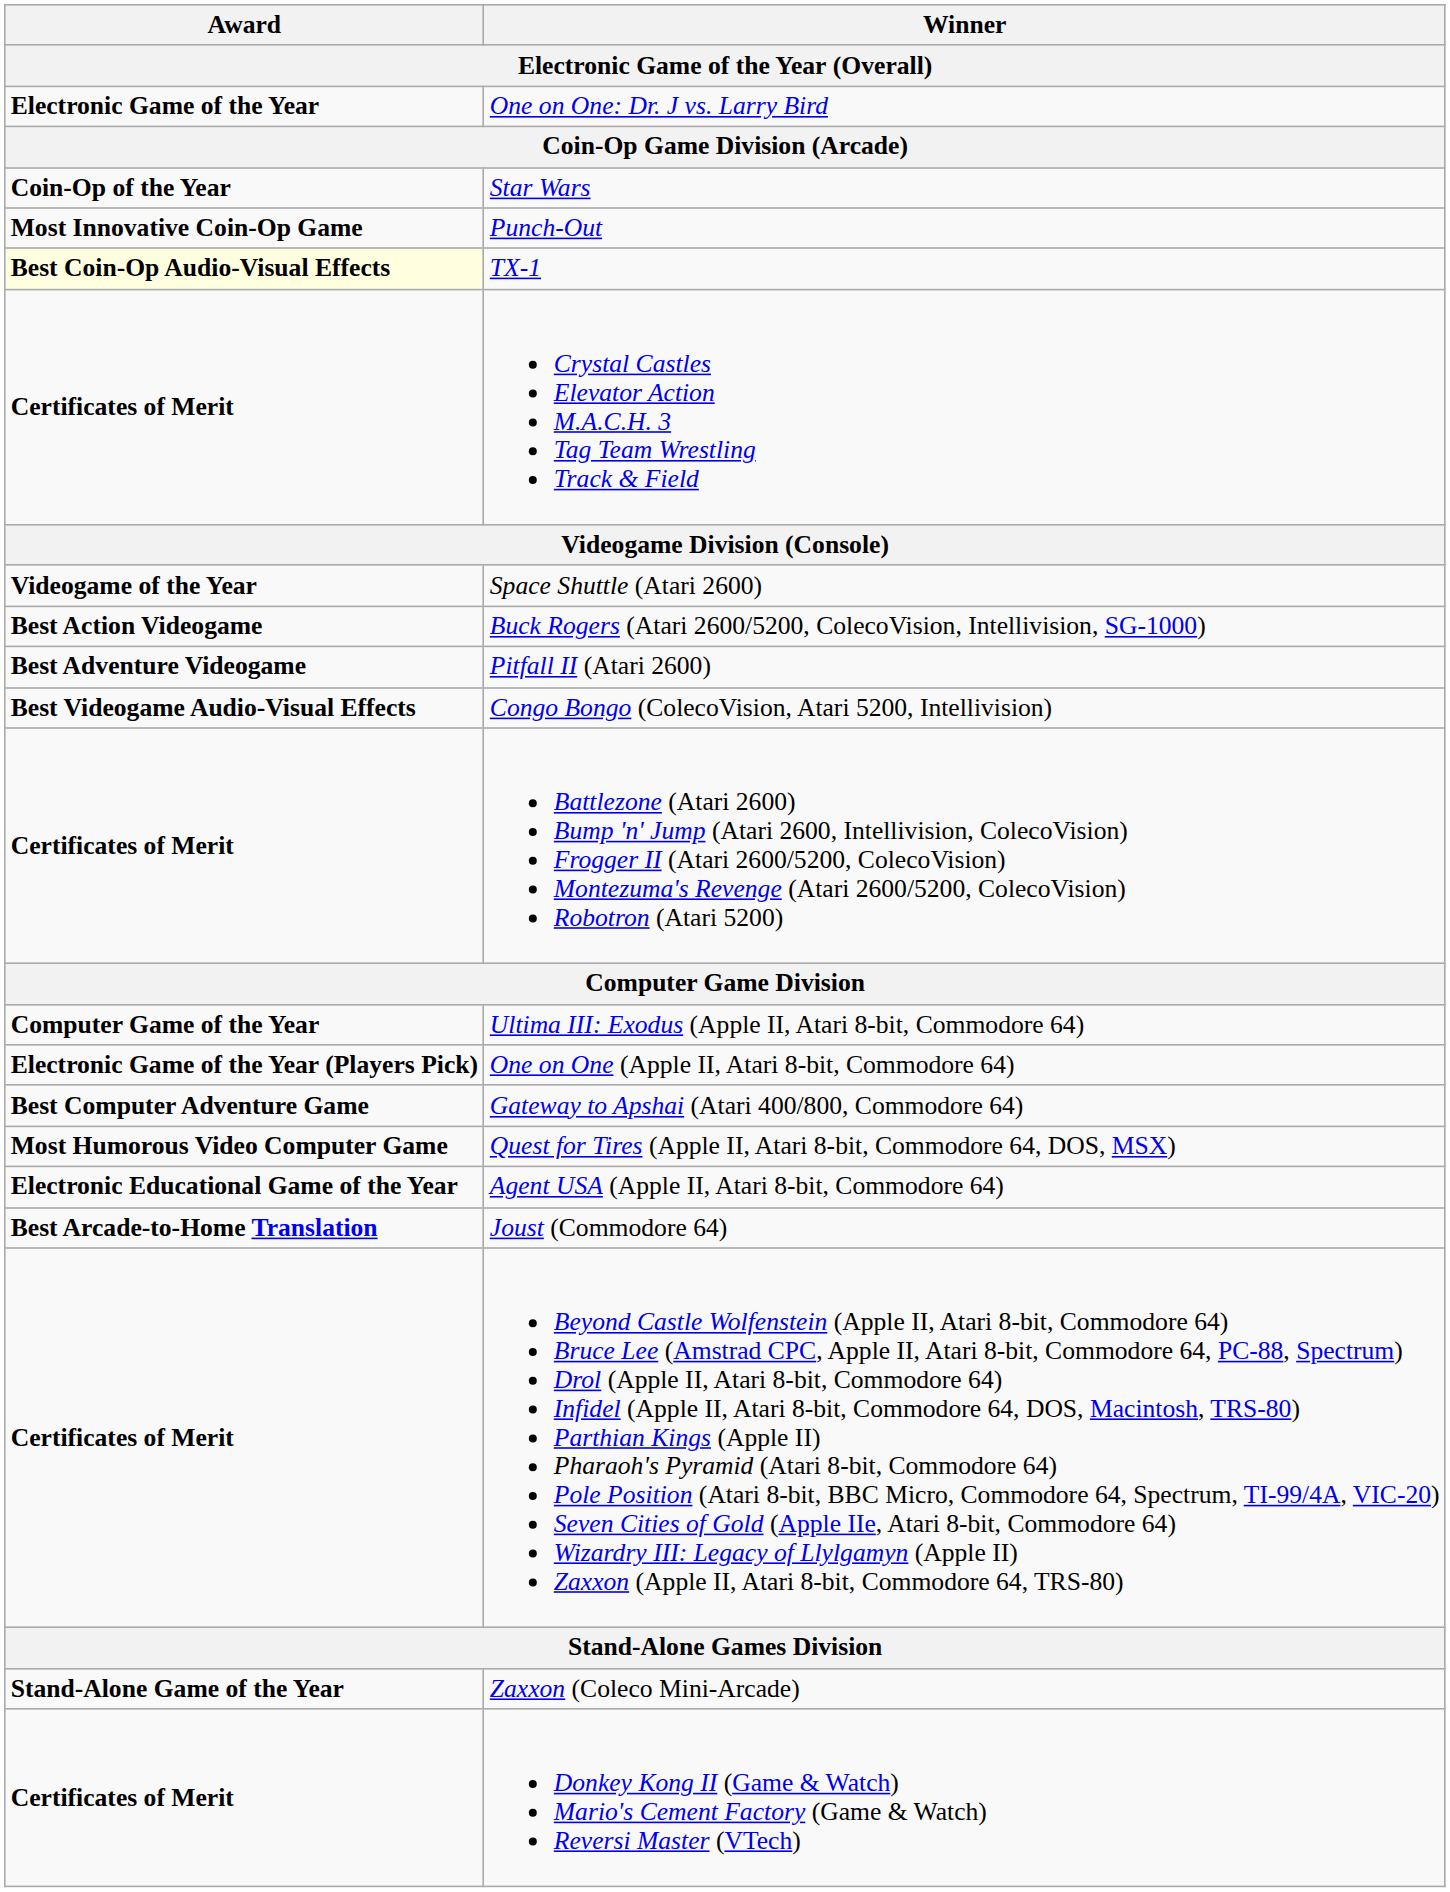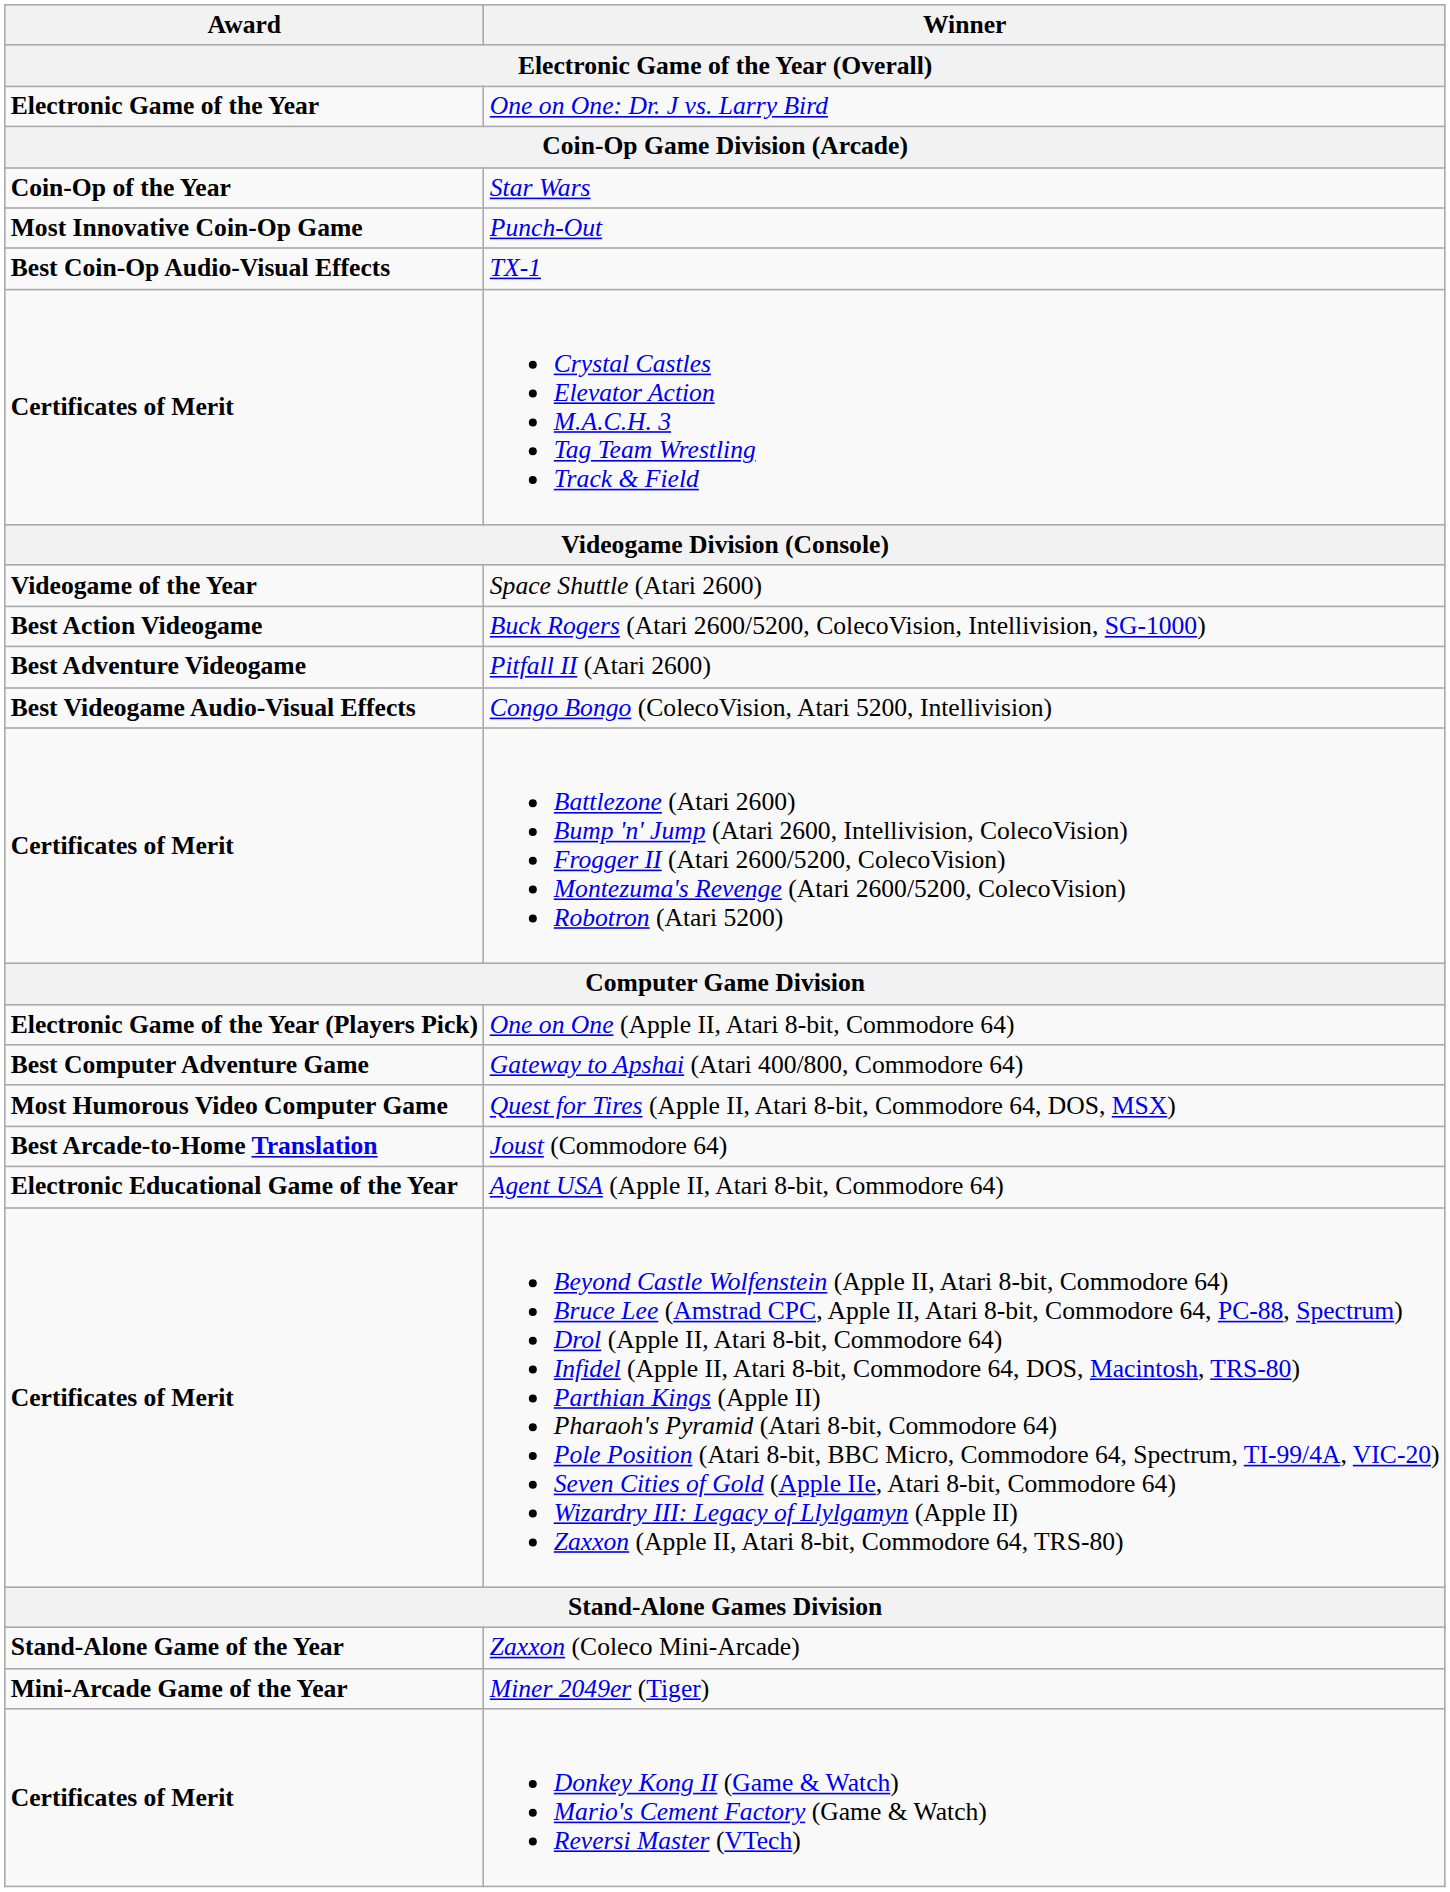(200, 268) lightyellow background -> (200, 268) no background
- row: (787, 1024)
rows swapped: (609, 1227) <-> (747, 1186)
+ row: (600, 1688)
